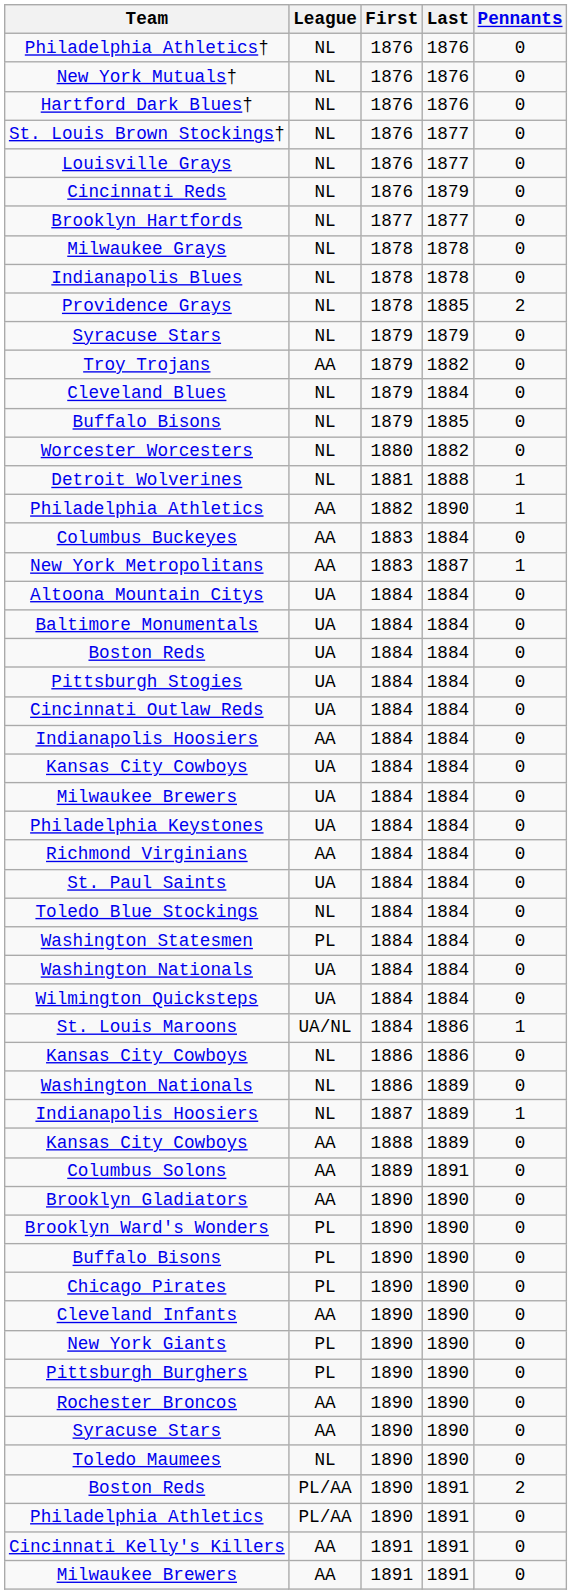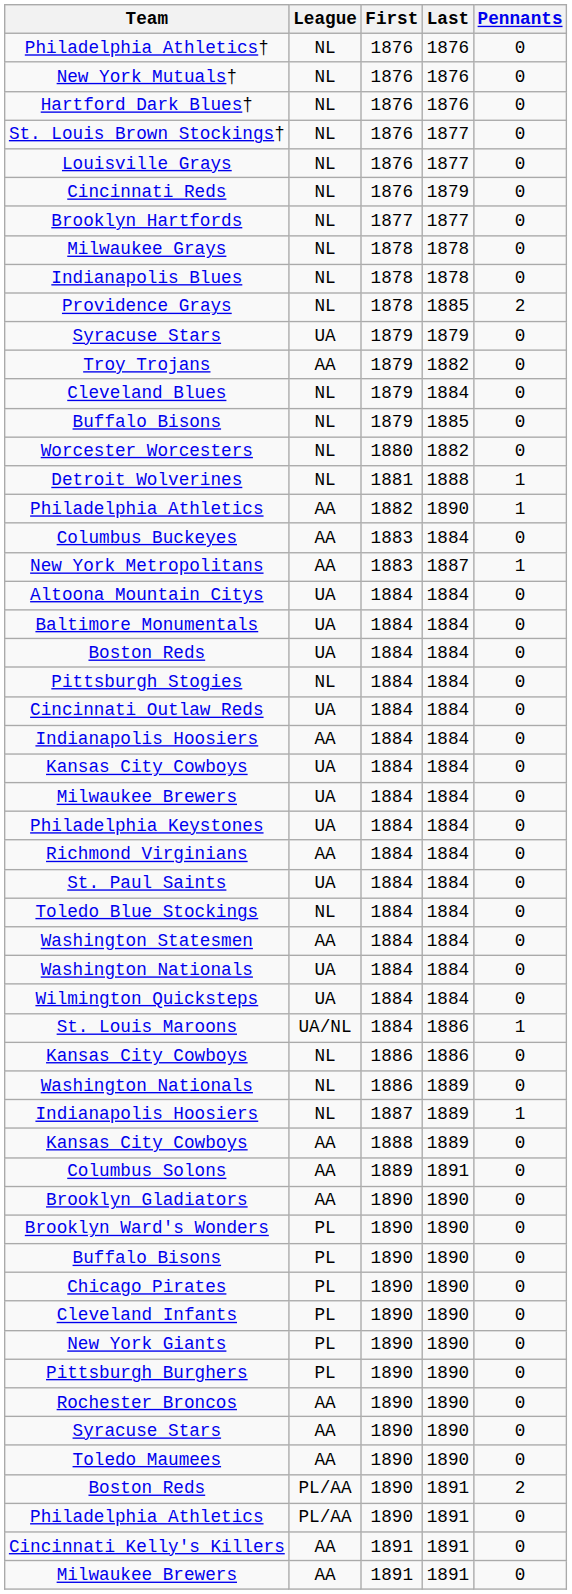(325, 336) NL -> (325, 336) UA
(325, 682) UA -> (325, 682) NL
(325, 941) PL -> (325, 941) AA
(325, 1316) AA -> (325, 1316) PL
(325, 1460) NL -> (325, 1460) AA
